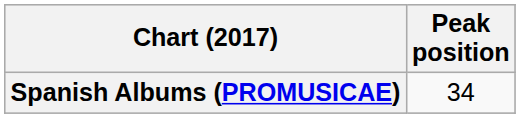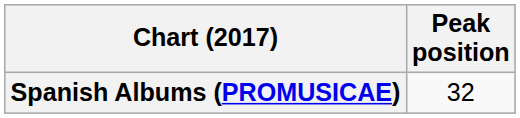(461, 92) 34 -> (461, 92) 32
